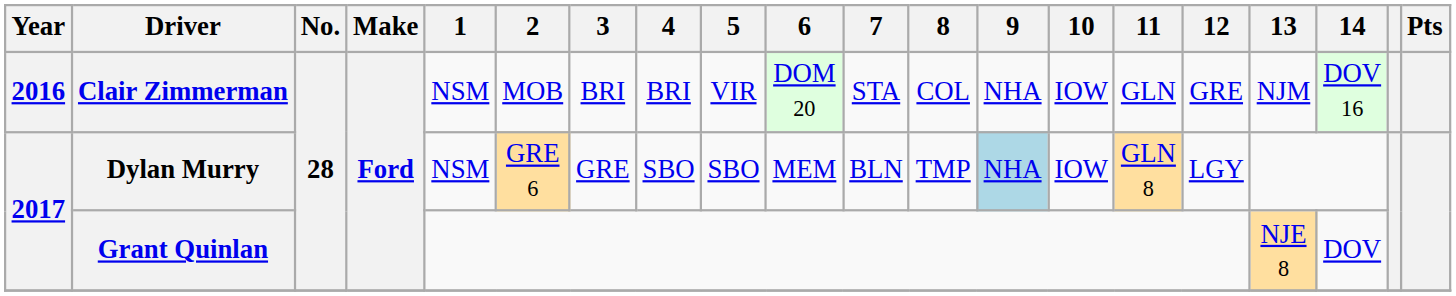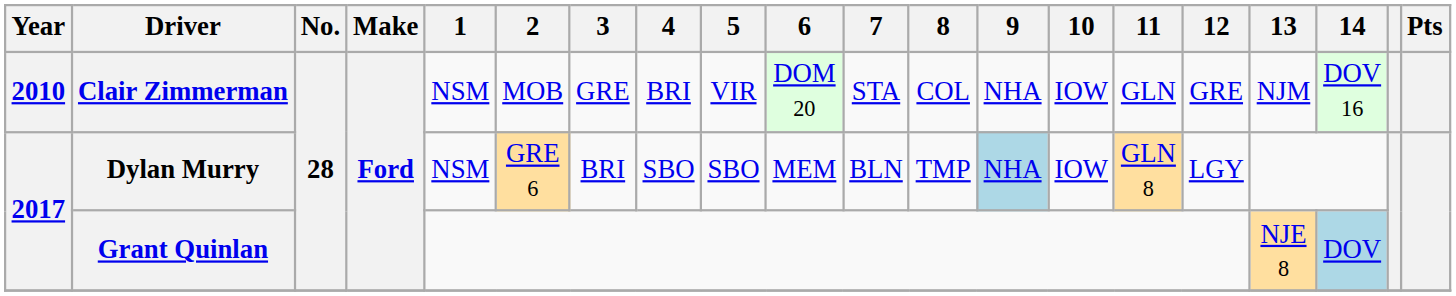(38, 90) 2016 -> (38, 90) 2010
(603, 90) BRI -> (603, 90) GRE
(603, 170) GRE -> (603, 170) BRI
(1352, 250) no background -> (1352, 250) lightblue background
